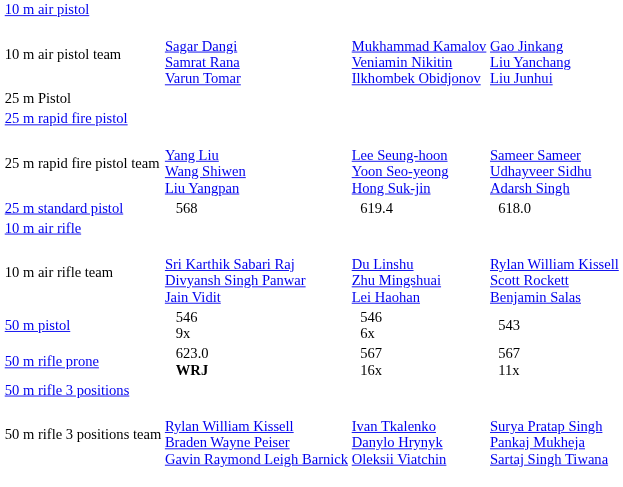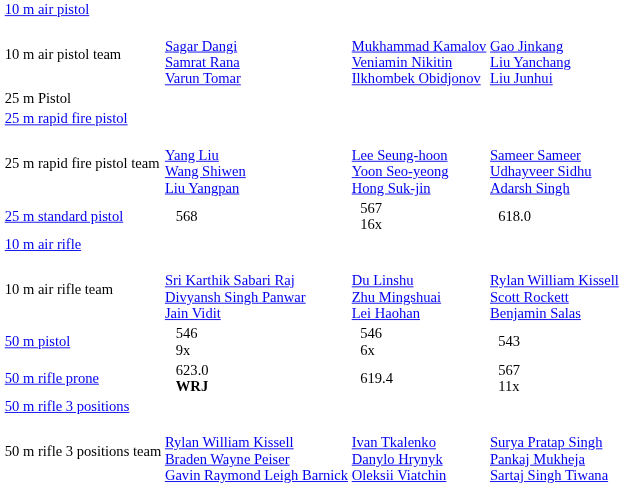(377, 208) 619.4 -> (371, 216) 567 16x
(371, 361) 567 16x -> (377, 378) 619.4
